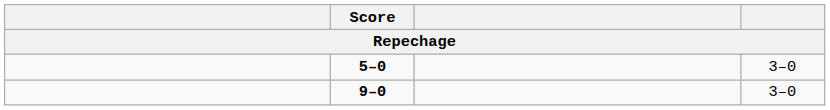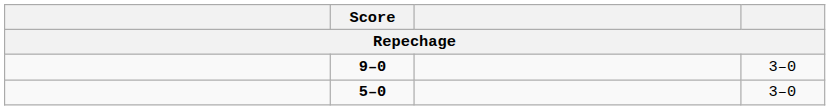rows swapped: (372, 67) <-> (372, 92)
